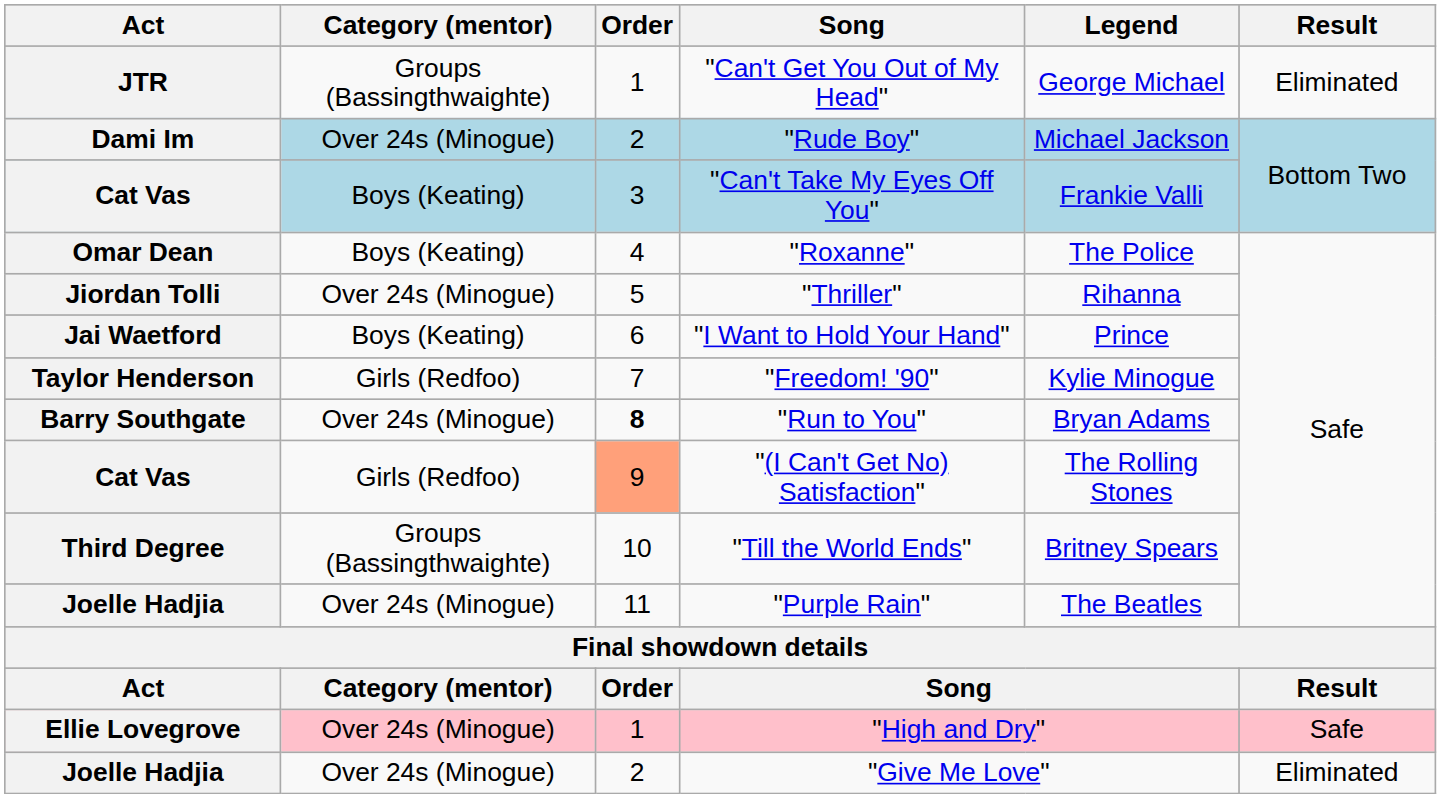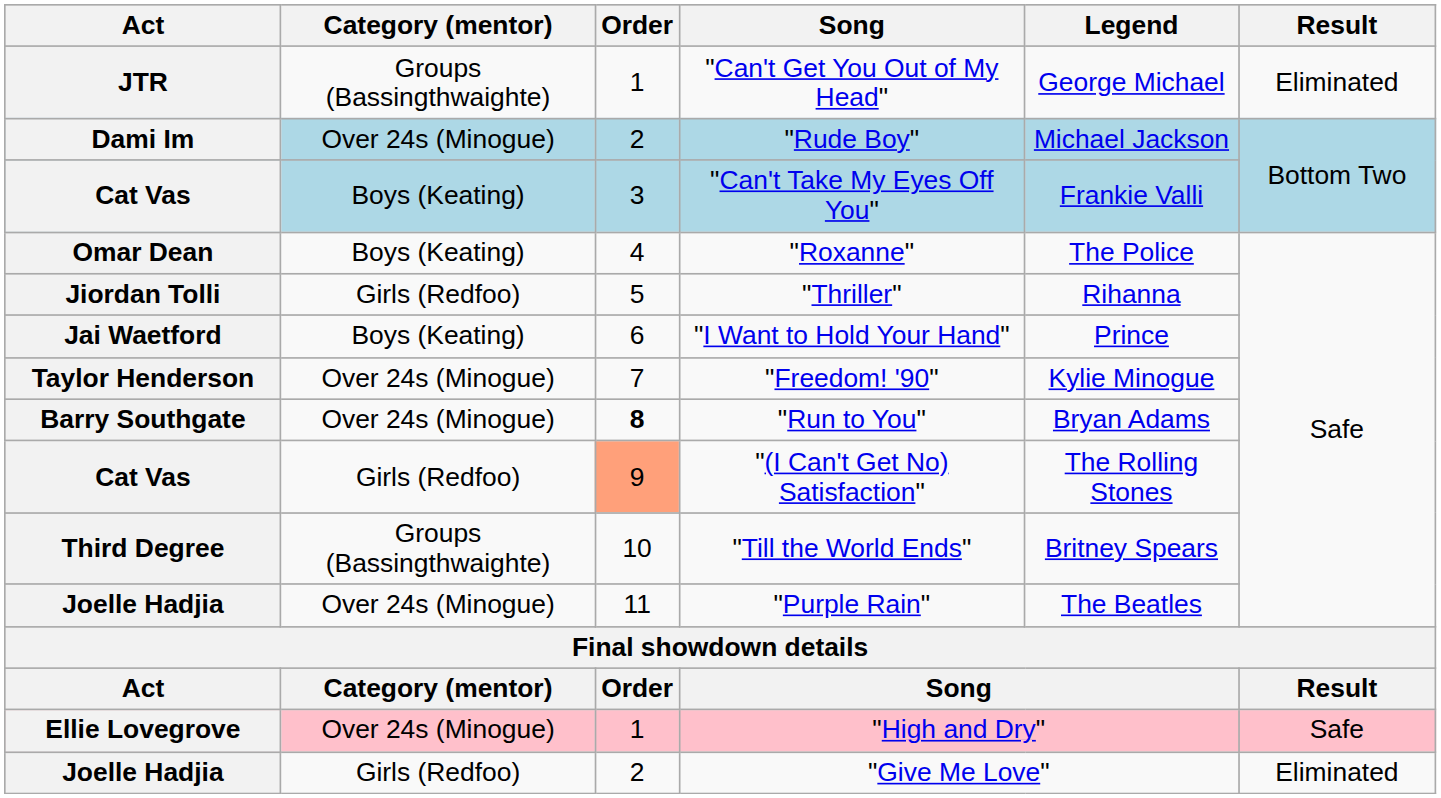(438, 294) Over 24s (Minogue) -> (438, 294) Girls (Redfoo)
(438, 377) Girls (Redfoo) -> (438, 377) Over 24s (Minogue)
(438, 772) Over 24s (Minogue) -> (438, 772) Girls (Redfoo)
